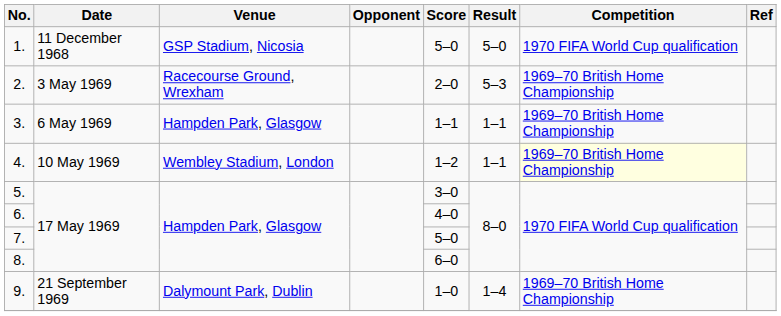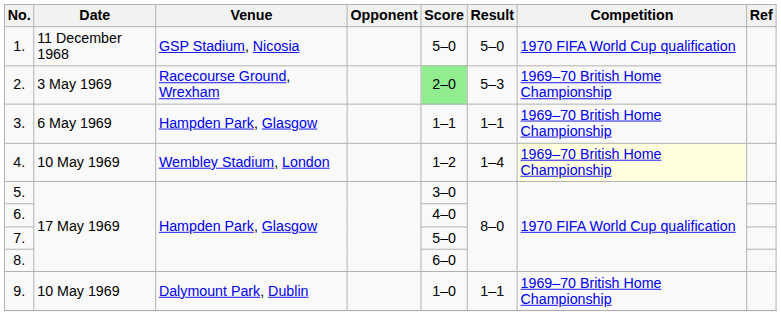(446, 84) no background -> (444, 84) lightgreen background
(494, 162) 1–1 -> (492, 162) 1–4
(82, 291) 21 September 1969 -> (78, 291) 10 May 1969
(494, 291) 1–4 -> (492, 291) 1–1
